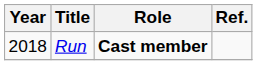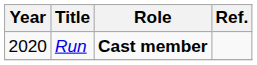(28, 45) 2018 -> (28, 45) 2020
